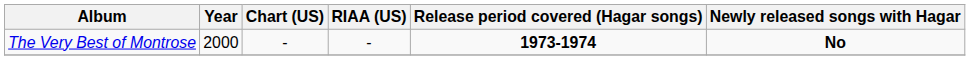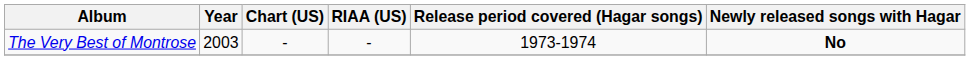(221, 42) 2000 -> (221, 42) 2003
(558, 42) bold -> (558, 42) normal
